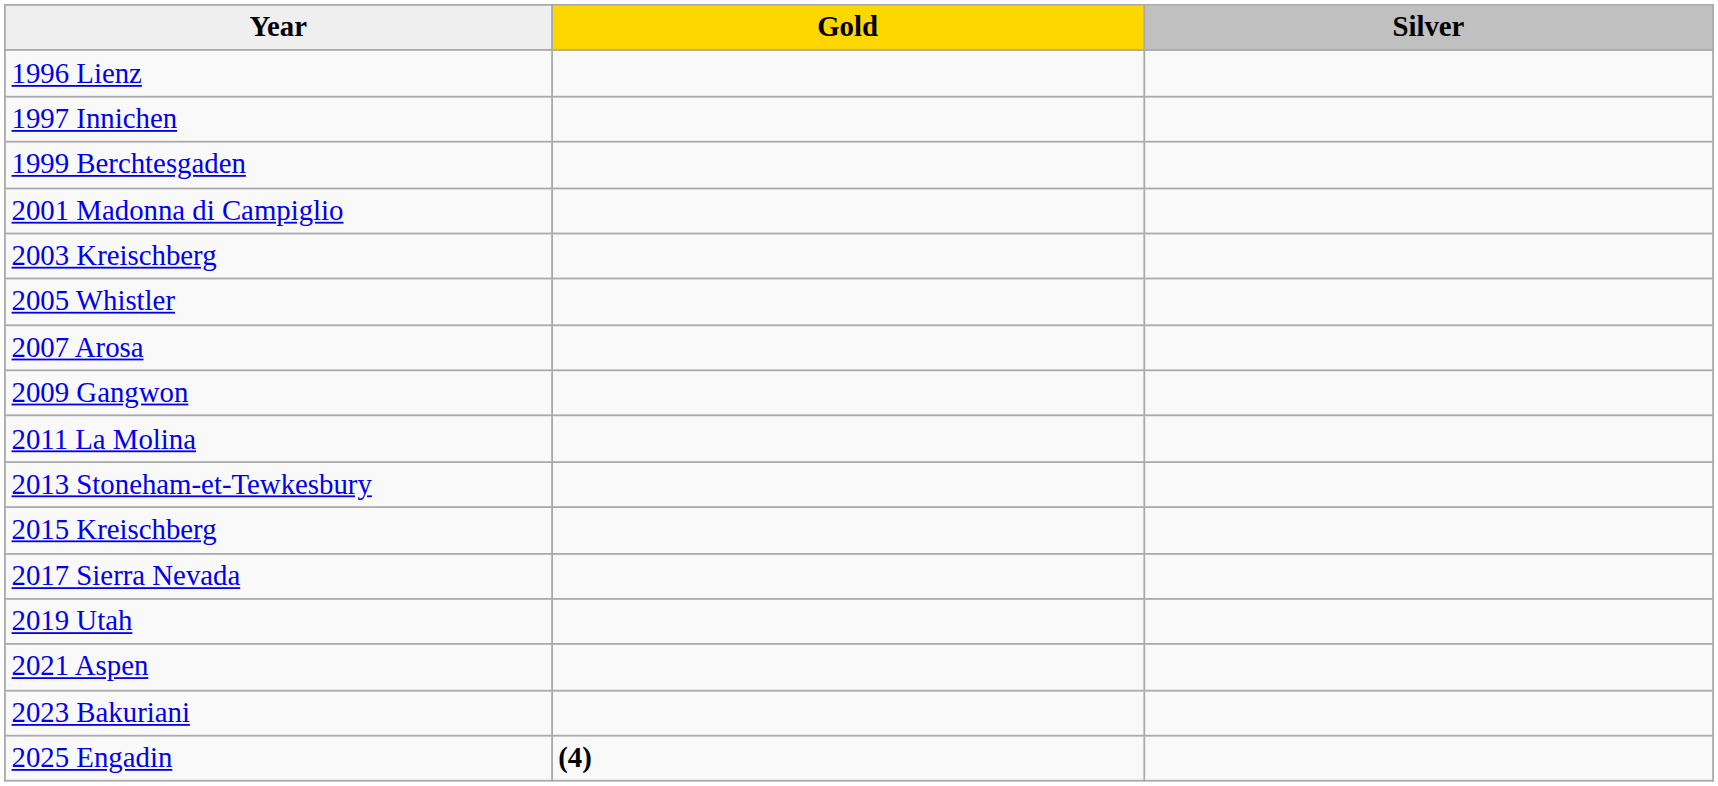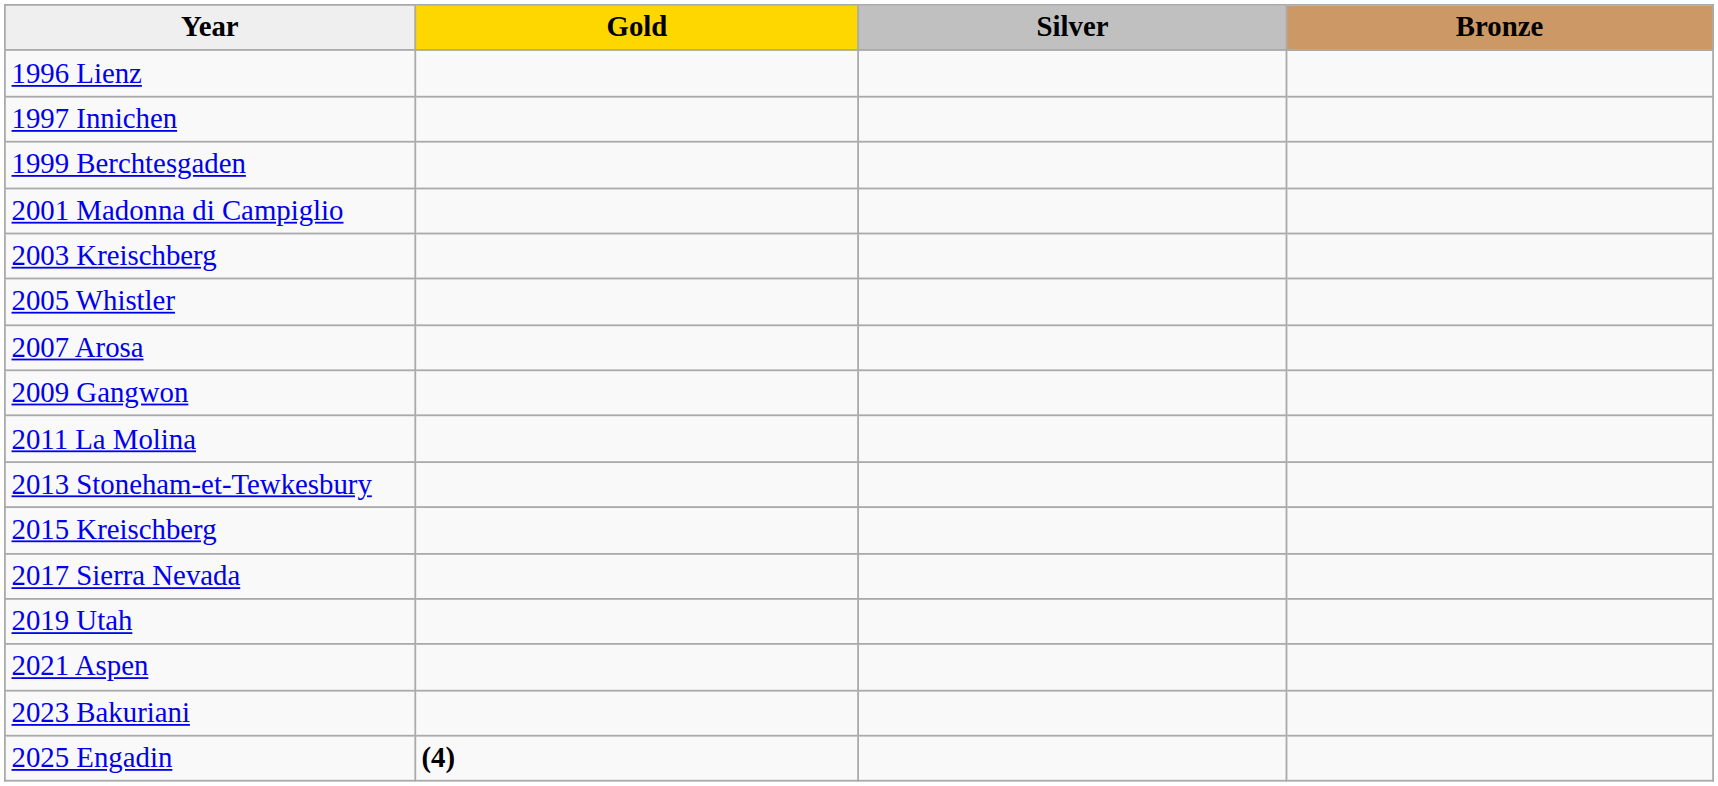+ column: (1500, 27)
